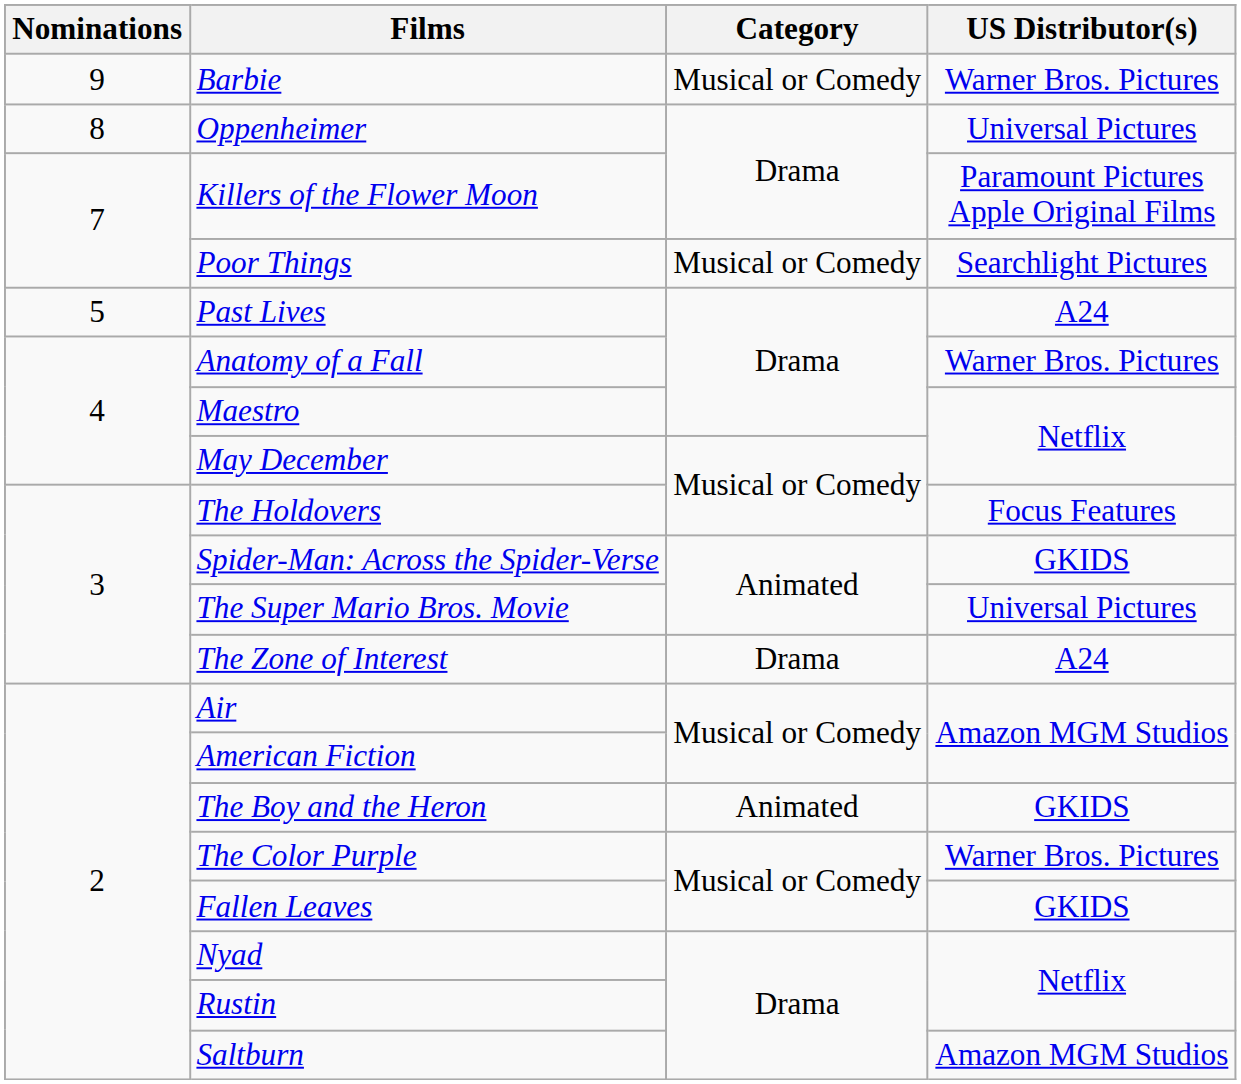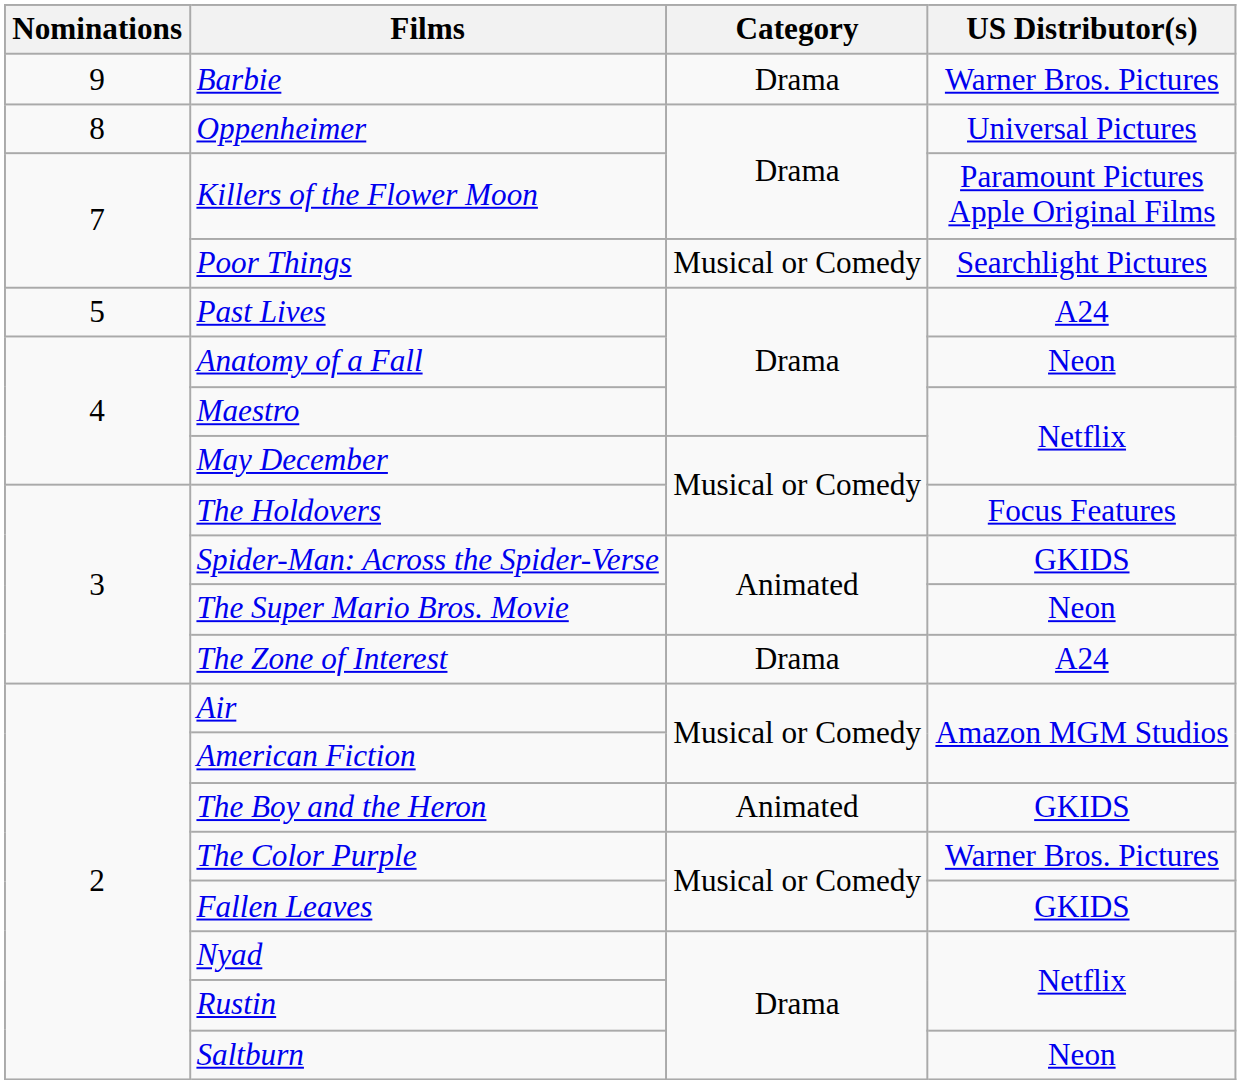(797, 78) Musical or Comedy -> (797, 78) Drama
(1082, 361) Warner Bros. Pictures -> (1082, 361) Neon
(1082, 608) Universal Pictures -> (1082, 608) Neon
(1082, 1053) Amazon MGM Studios -> (1082, 1053) Neon
